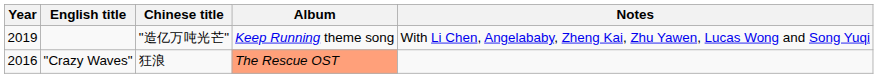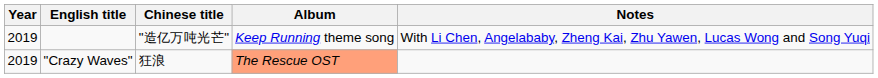(22, 61) 2016 -> (22, 61) 2019
